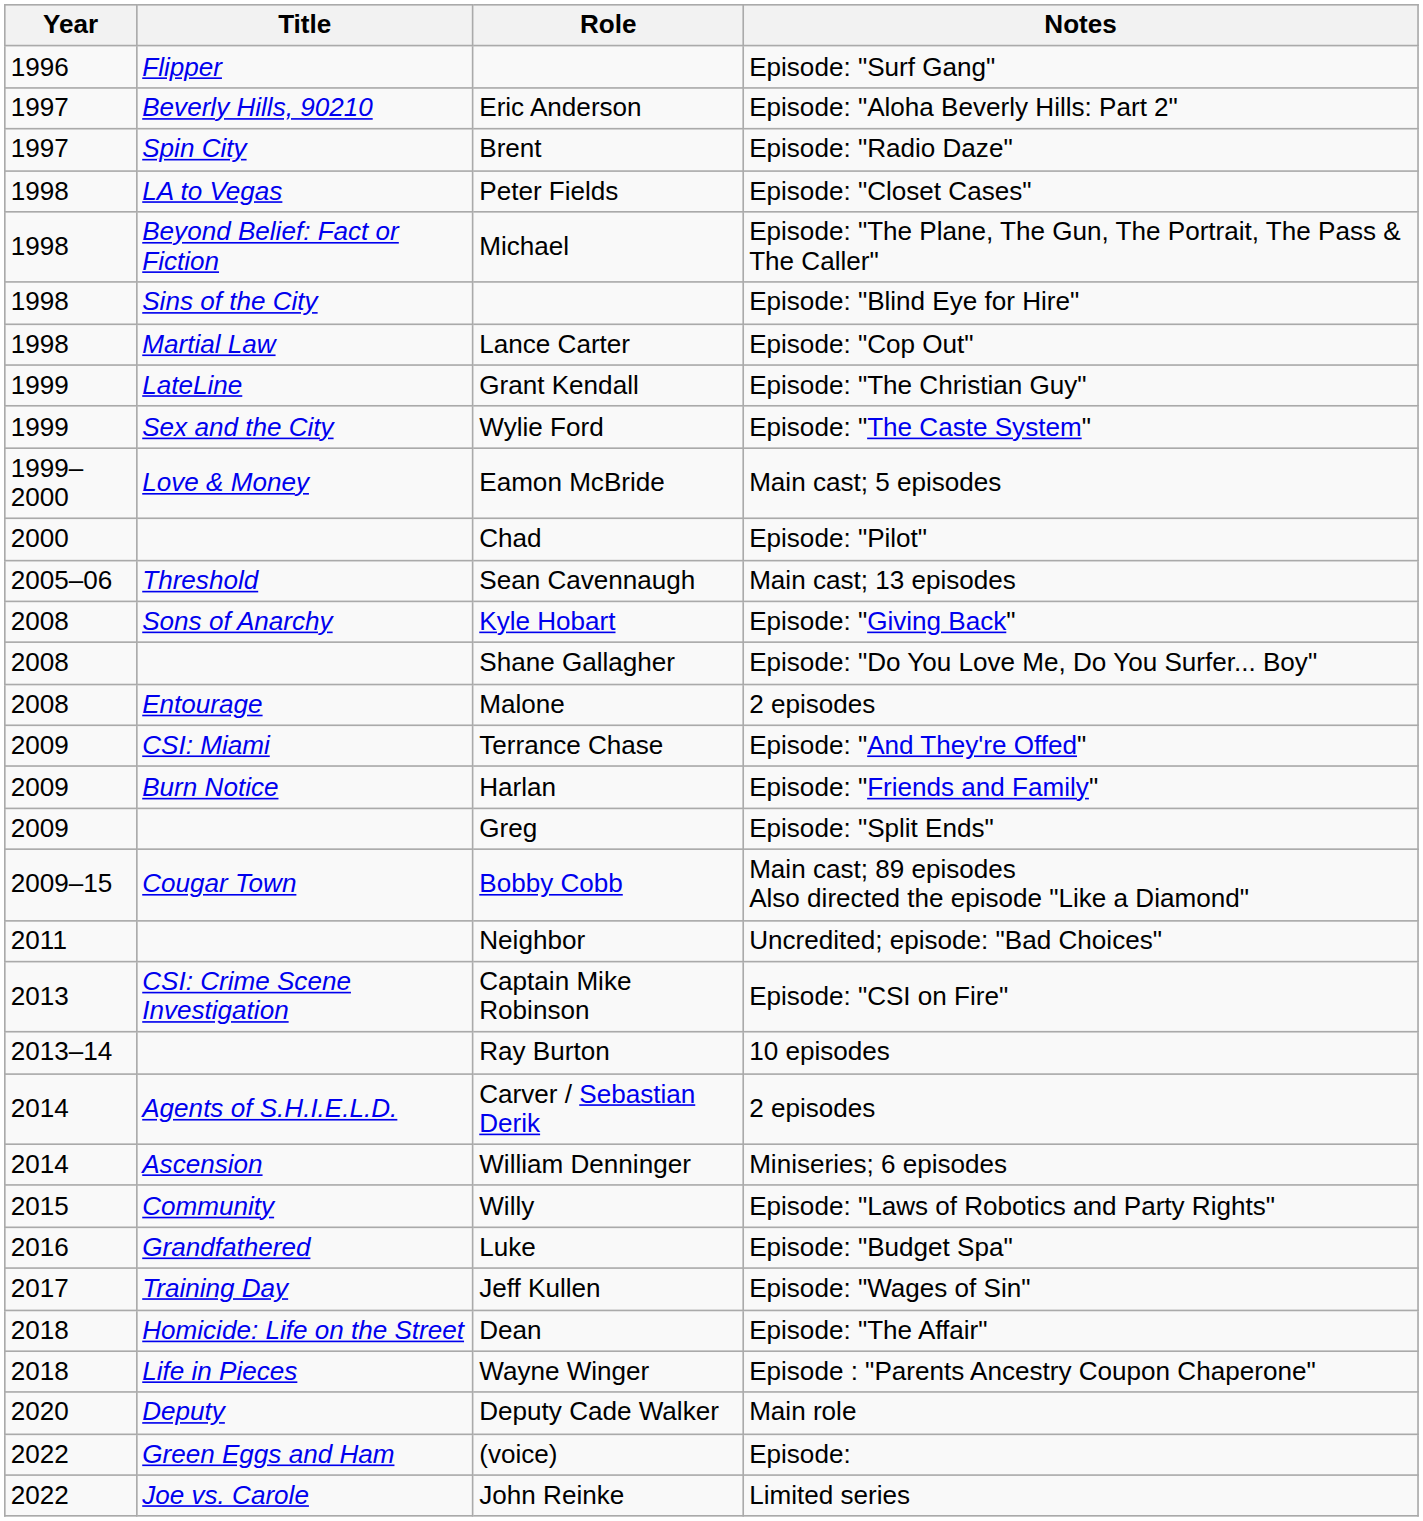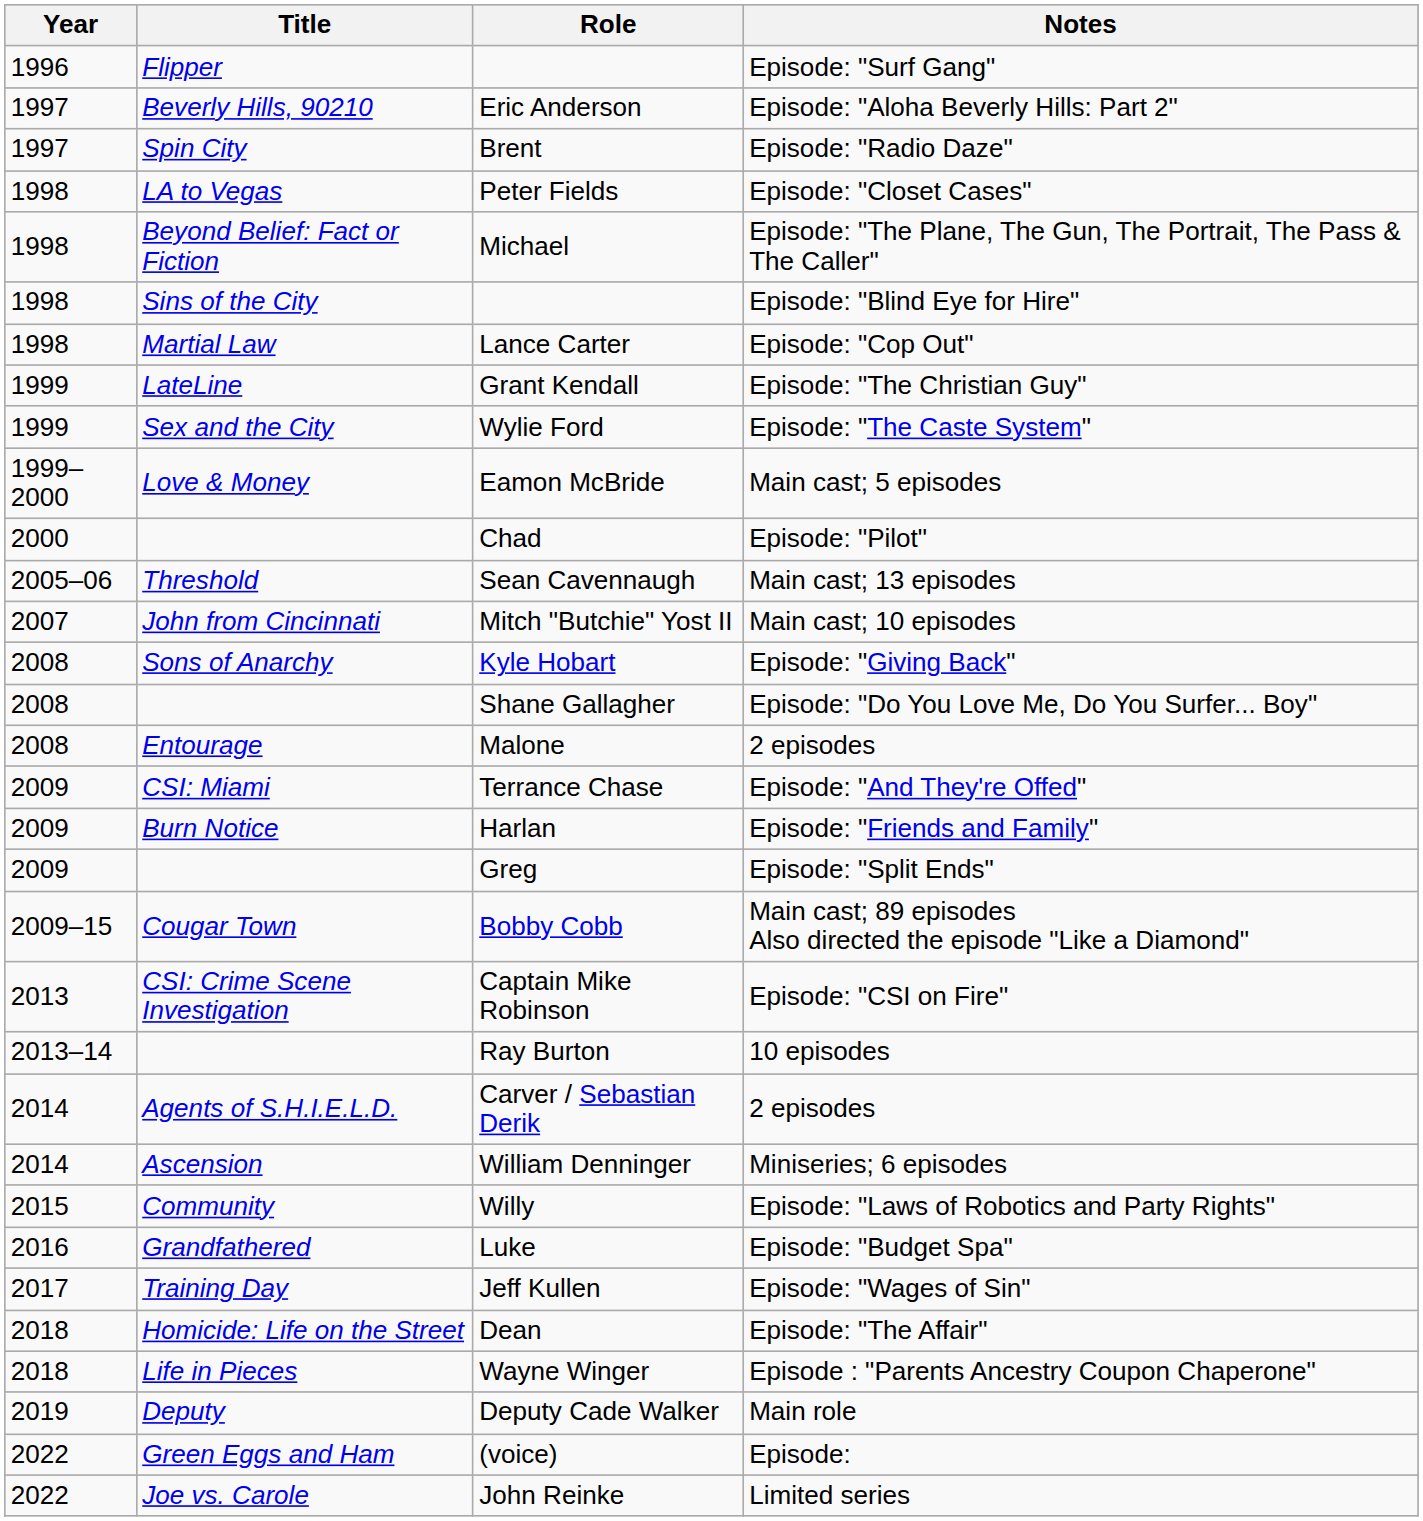+ row: (606, 621)
- row: (532, 940)
(40, 1412) 2020 -> (40, 1412) 2019
